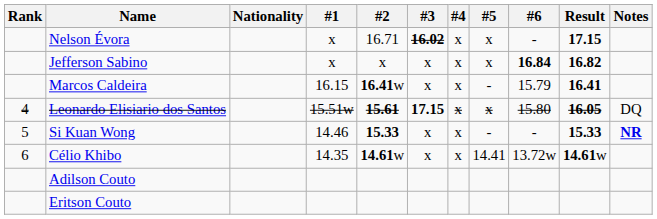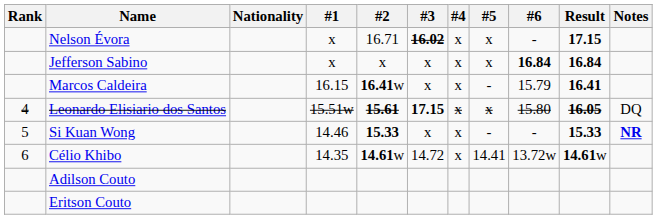(585, 62) 16.82 -> (585, 62) 16.84
(428, 156) x -> (428, 156) 14.72
